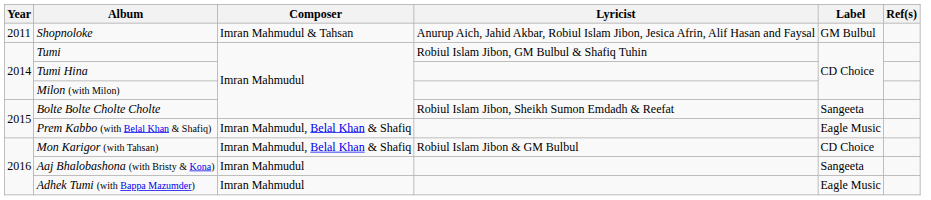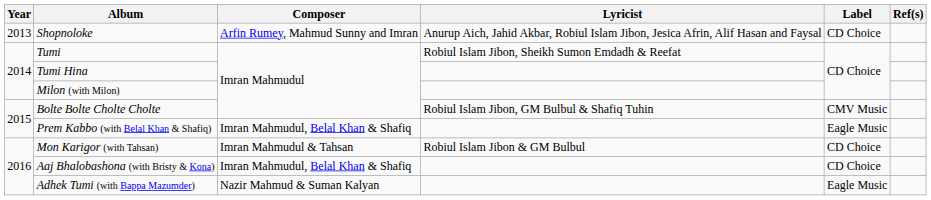(19, 33) 2011 -> (19, 33) 2013
(287, 33) Imran Mahmudul & Tahsan -> (319, 33) Arfin Rumey, Mahmud Sunny and Imran
(848, 33) GM Bulbul -> (854, 33) CD Choice
(532, 52) Robiul Islam Jibon, GM Bulbul & Shafiq Tuhin -> (552, 52) Robiul Islam Jibon, Sheikh Sumon Emdadh & Reefat
(546, 109) Robiul Islam Jibon, Sheikh Sumon Emdadh & Reefat -> (538, 109) Robiul Islam Jibon, GM Bulbul & Shafiq Tuhin
(842, 109) Sangeeta -> (857, 109) CMV Music
(316, 147) Imran Mahmudul, Belal Khan & Shafiq -> (287, 147) Imran Mahmudul & Tahsan
(262, 166) Imran Mahmudul -> (316, 166) Imran Mahmudul, Belal Khan & Shafiq
(842, 166) Sangeeta -> (854, 166) CD Choice
(262, 185) Imran Mahmudul -> (300, 185) Nazir Mahmud & Suman Kalyan
